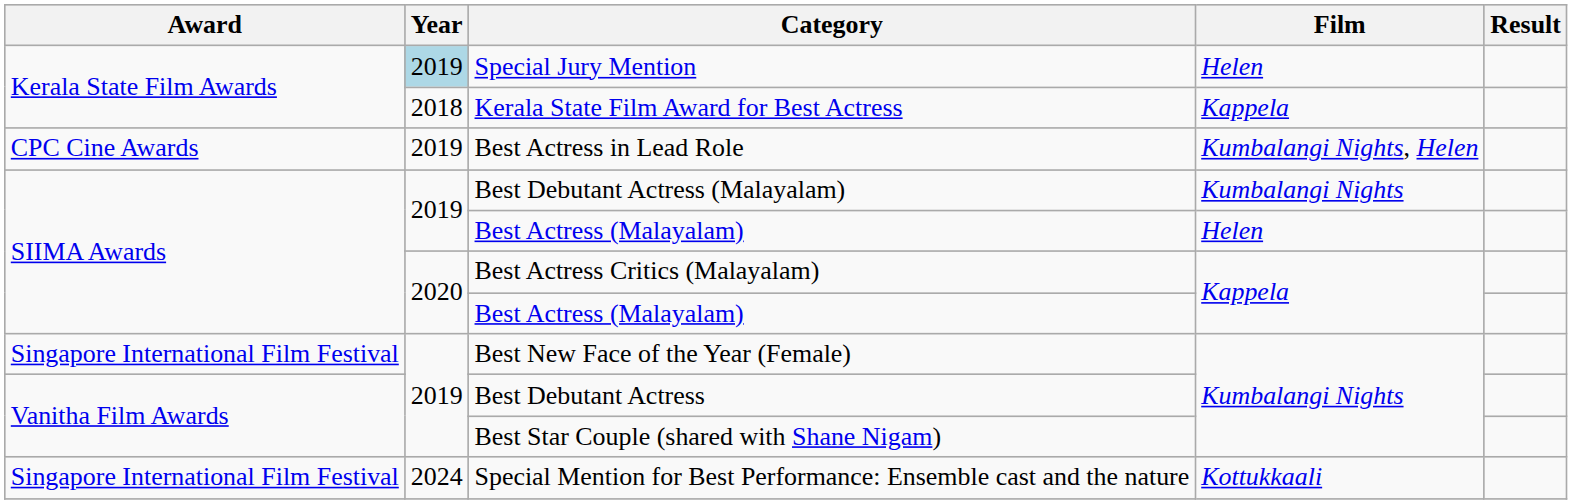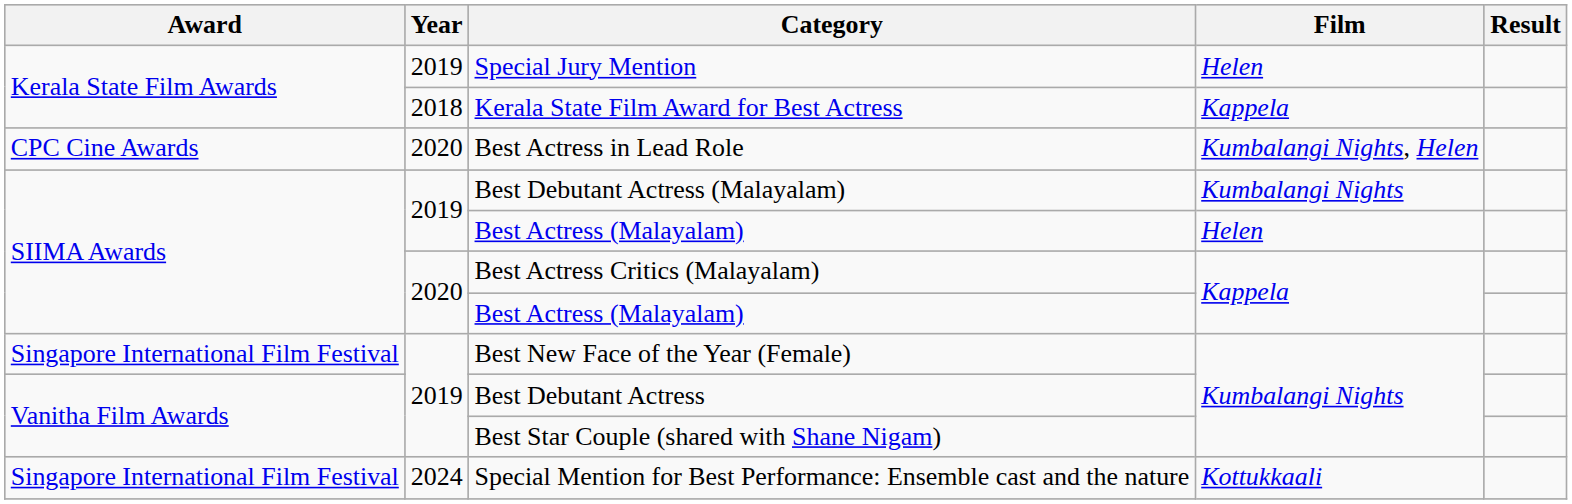(437, 66) lightblue background -> (437, 66) no background
(437, 148) 2019 -> (437, 148) 2020
